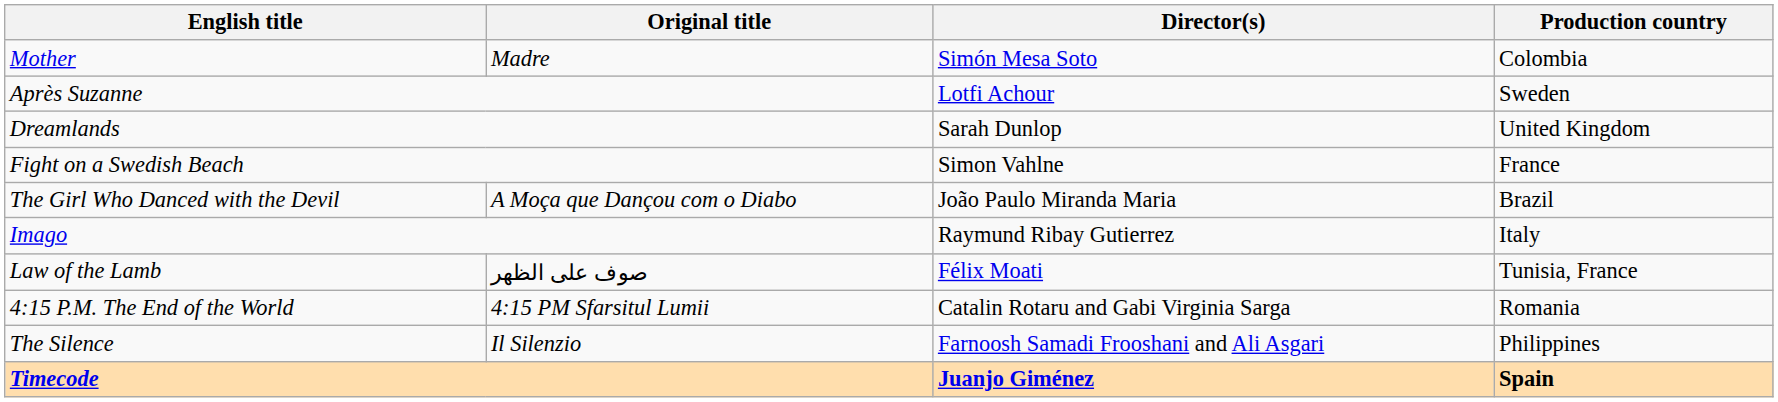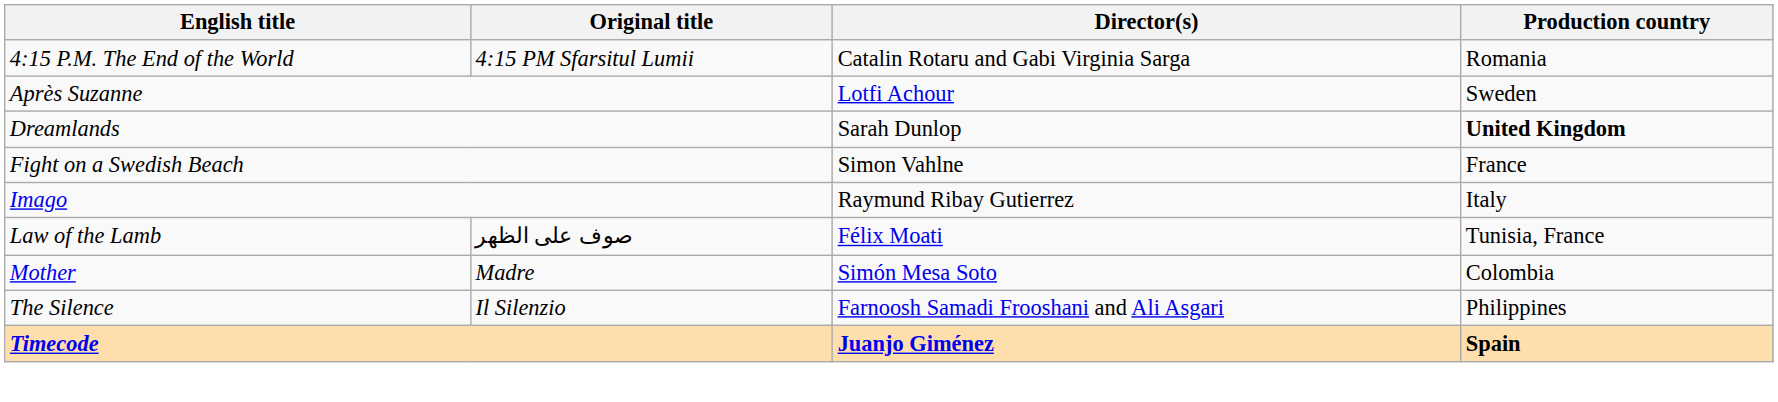rows swapped: (152, 307) <-> (43, 57)
(1575, 128) normal -> (1546, 128) bold
- row: (175, 199)
